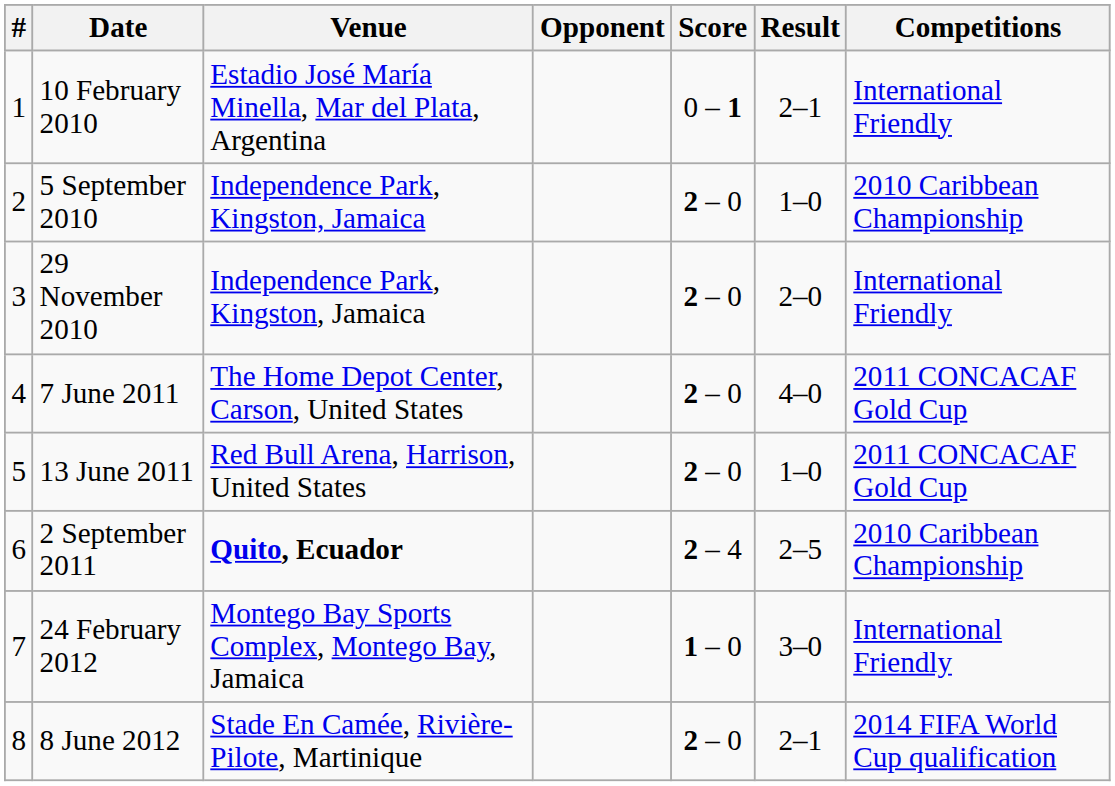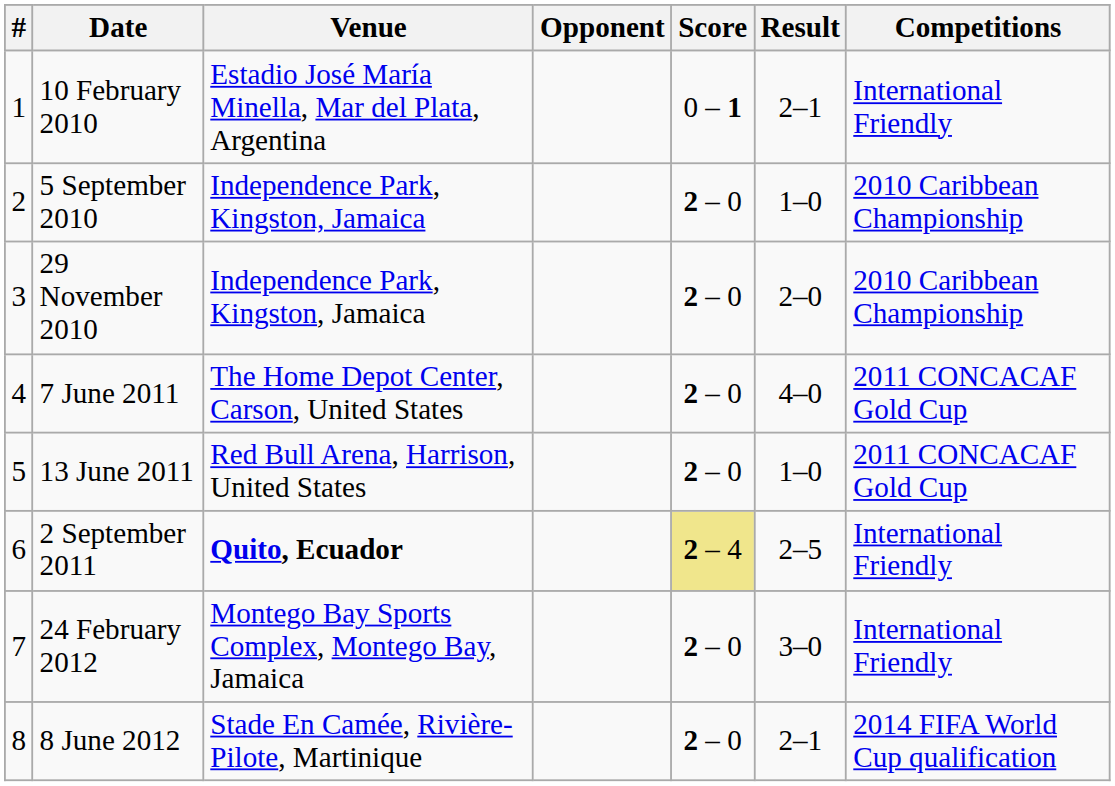(928, 297) International Friendly -> (946, 297) 2010 Caribbean Championship
(713, 550) no background -> (713, 550) khaki background
(946, 550) 2010 Caribbean Championship -> (928, 550) International Friendly
(713, 645) 1 – 0 -> (713, 645) 2 – 0
